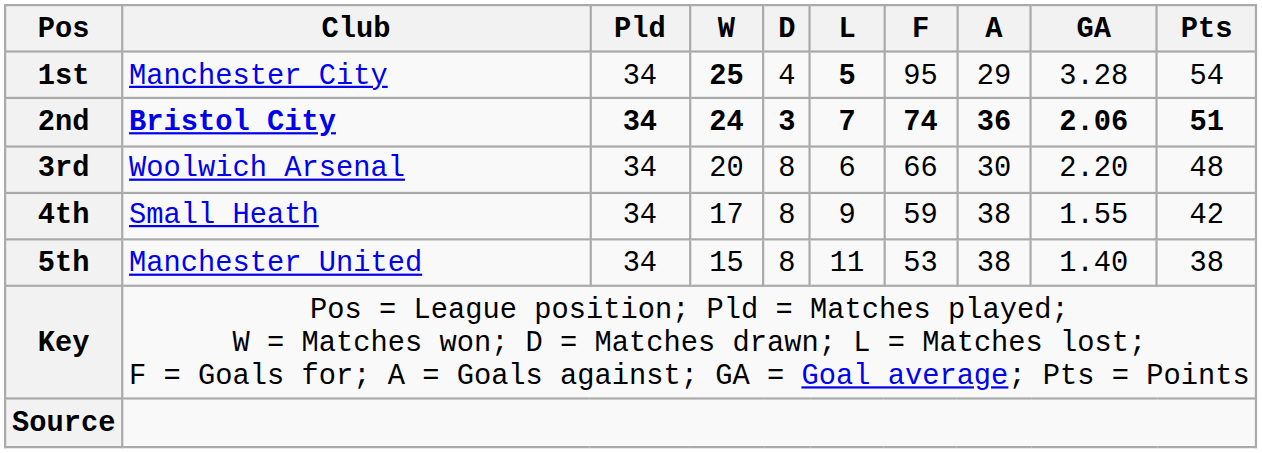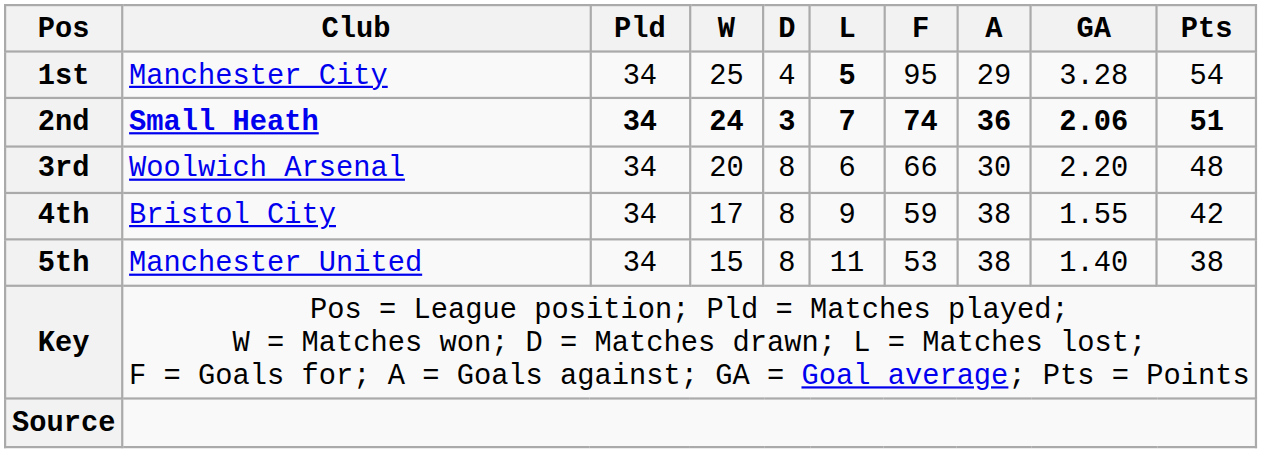(726, 75) bold -> (726, 75) normal
(233, 122) Bristol City -> (224, 122) Small Heath
(224, 216) Small Heath -> (233, 216) Bristol City
